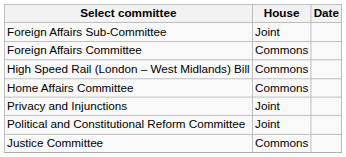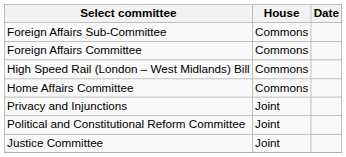(267, 32) Joint -> (282, 32) Commons
(282, 143) Commons -> (267, 143) Joint
